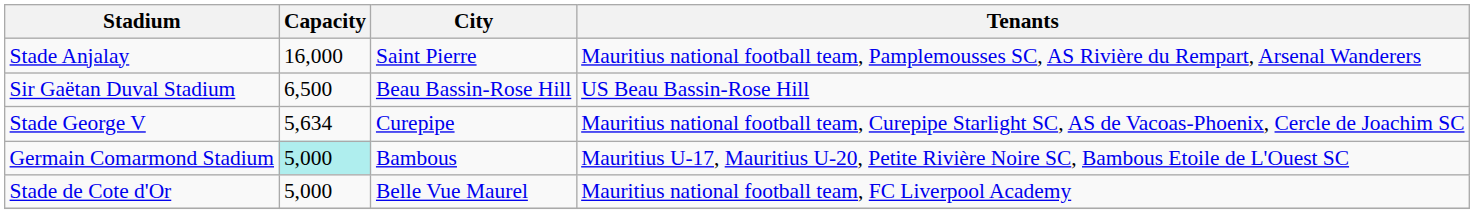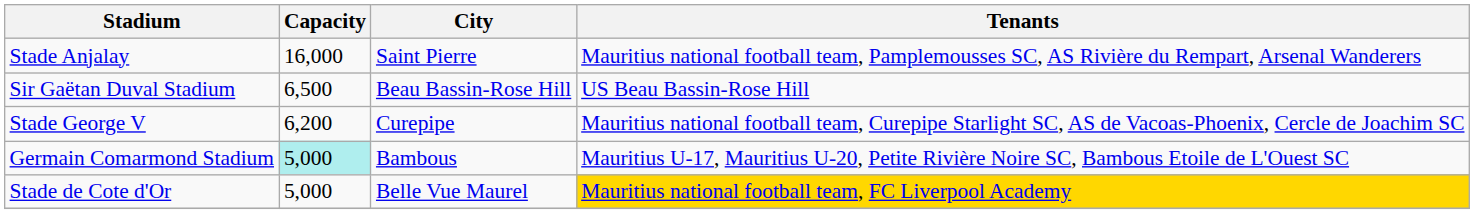(308, 123) 5,634 -> (308, 123) 6,200
(826, 191) no background -> (826, 191) gold background
